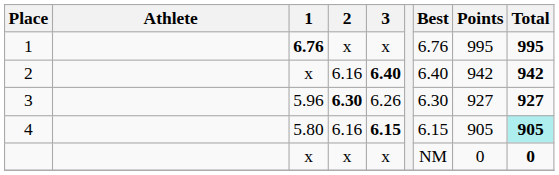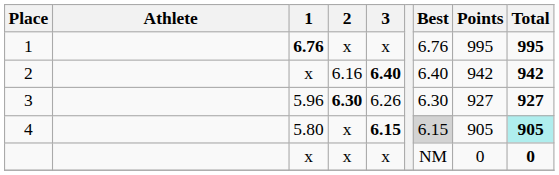(347, 128) 6.16 -> (347, 128) x
(433, 128) no background -> (433, 128) lightgrey background
